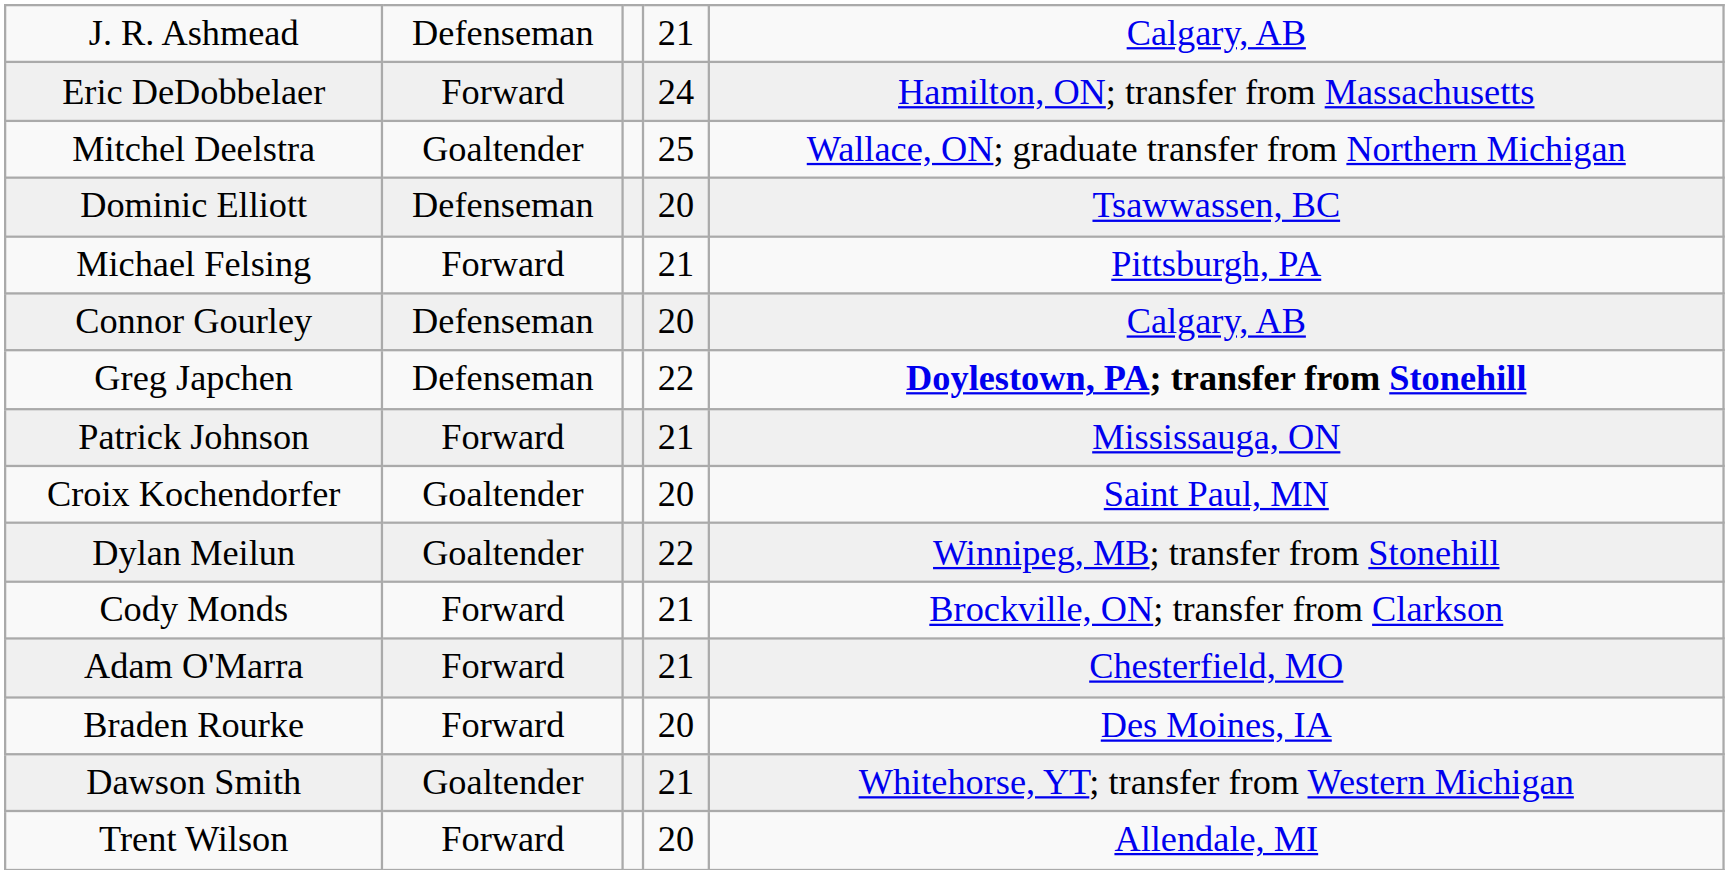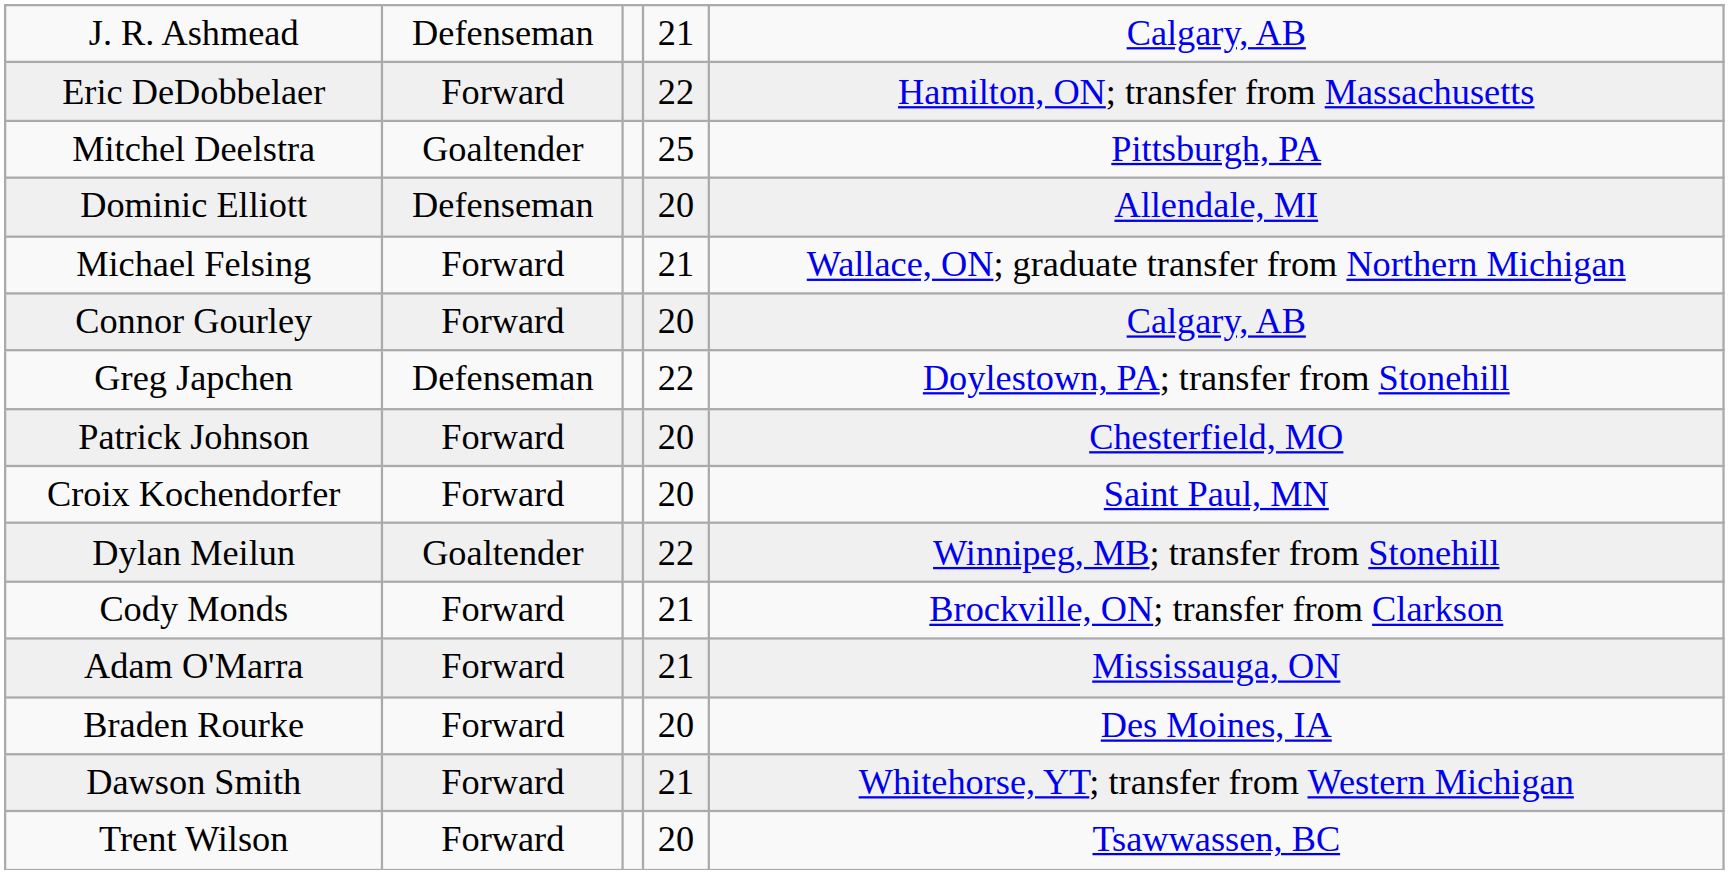(676, 90) 24 -> (676, 90) 22
(1216, 148) Wallace, ON; graduate transfer from Northern Michigan -> (1216, 148) Pittsburgh, PA
(1216, 206) Tsawwassen, BC -> (1216, 206) Allendale, MI
(1216, 263) Pittsburgh, PA -> (1216, 263) Wallace, ON; graduate transfer from Northern Michigan
(503, 321) Defenseman -> (503, 321) Forward
(1216, 378) bold -> (1216, 378) normal
(676, 436) 21 -> (676, 436) 20
(1216, 436) Mississauga, ON -> (1216, 436) Chesterfield, MO
(503, 494) Goaltender -> (503, 494) Forward
(1216, 666) Chesterfield, MO -> (1216, 666) Mississauga, ON
(503, 782) Goaltender -> (503, 782) Forward
(1216, 839) Allendale, MI -> (1216, 839) Tsawwassen, BC
